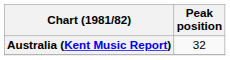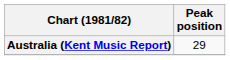(199, 45) 32 -> (199, 45) 29
